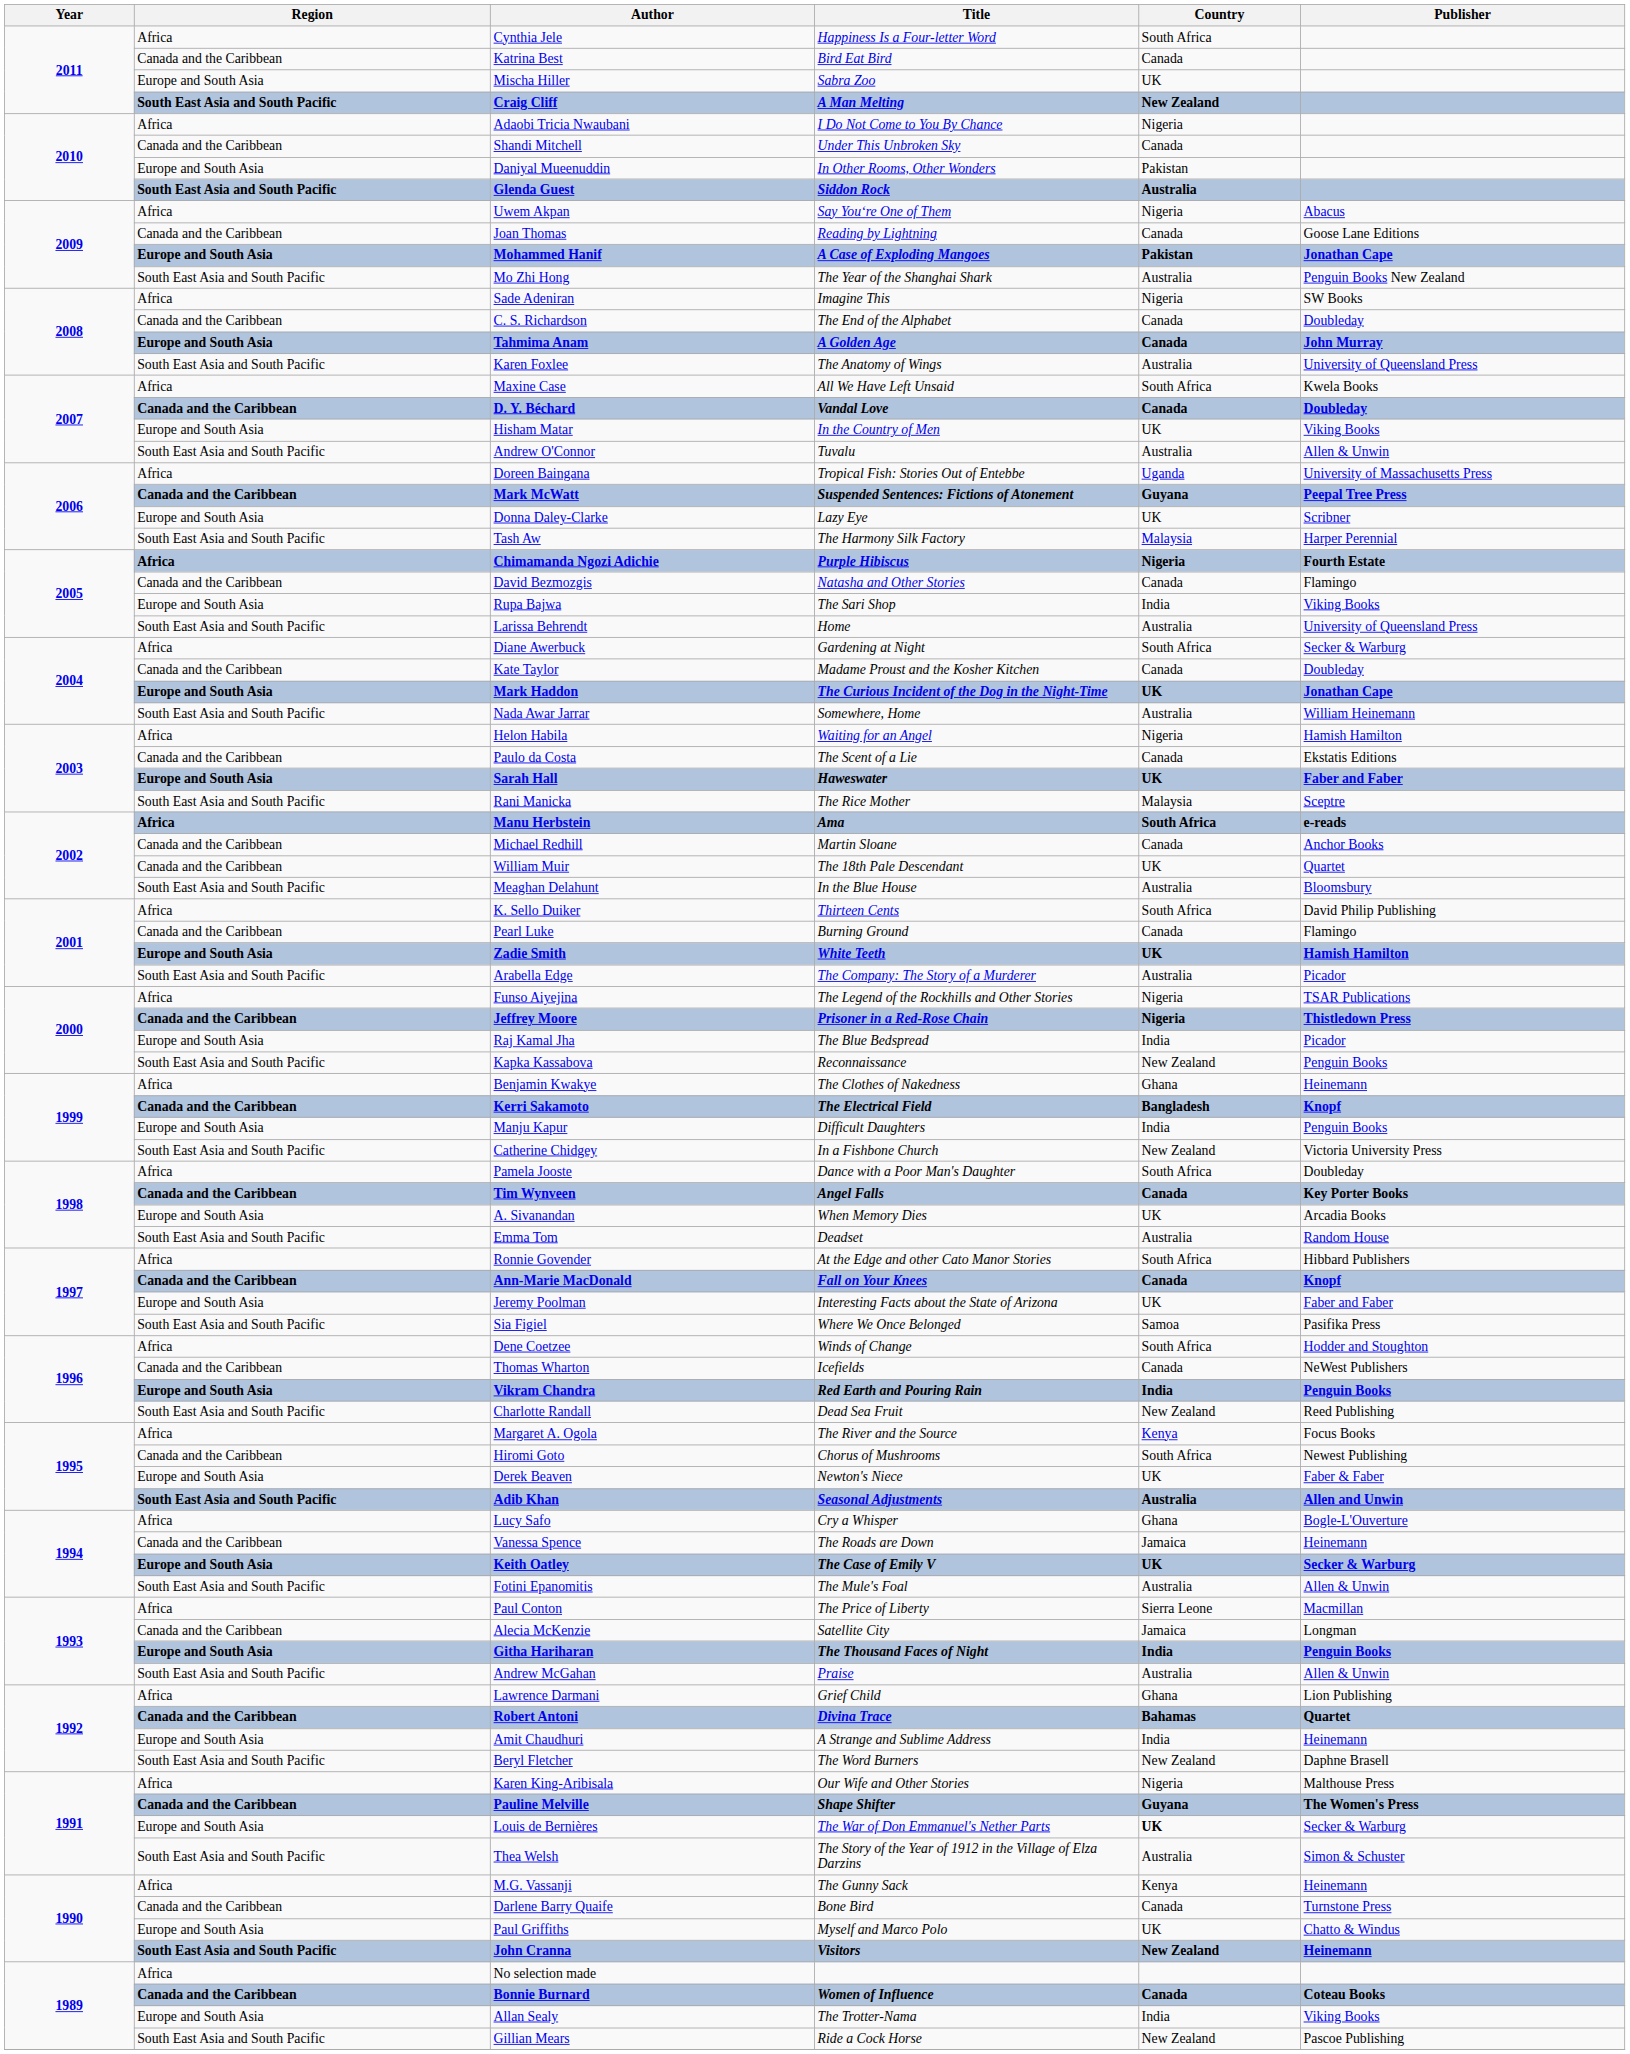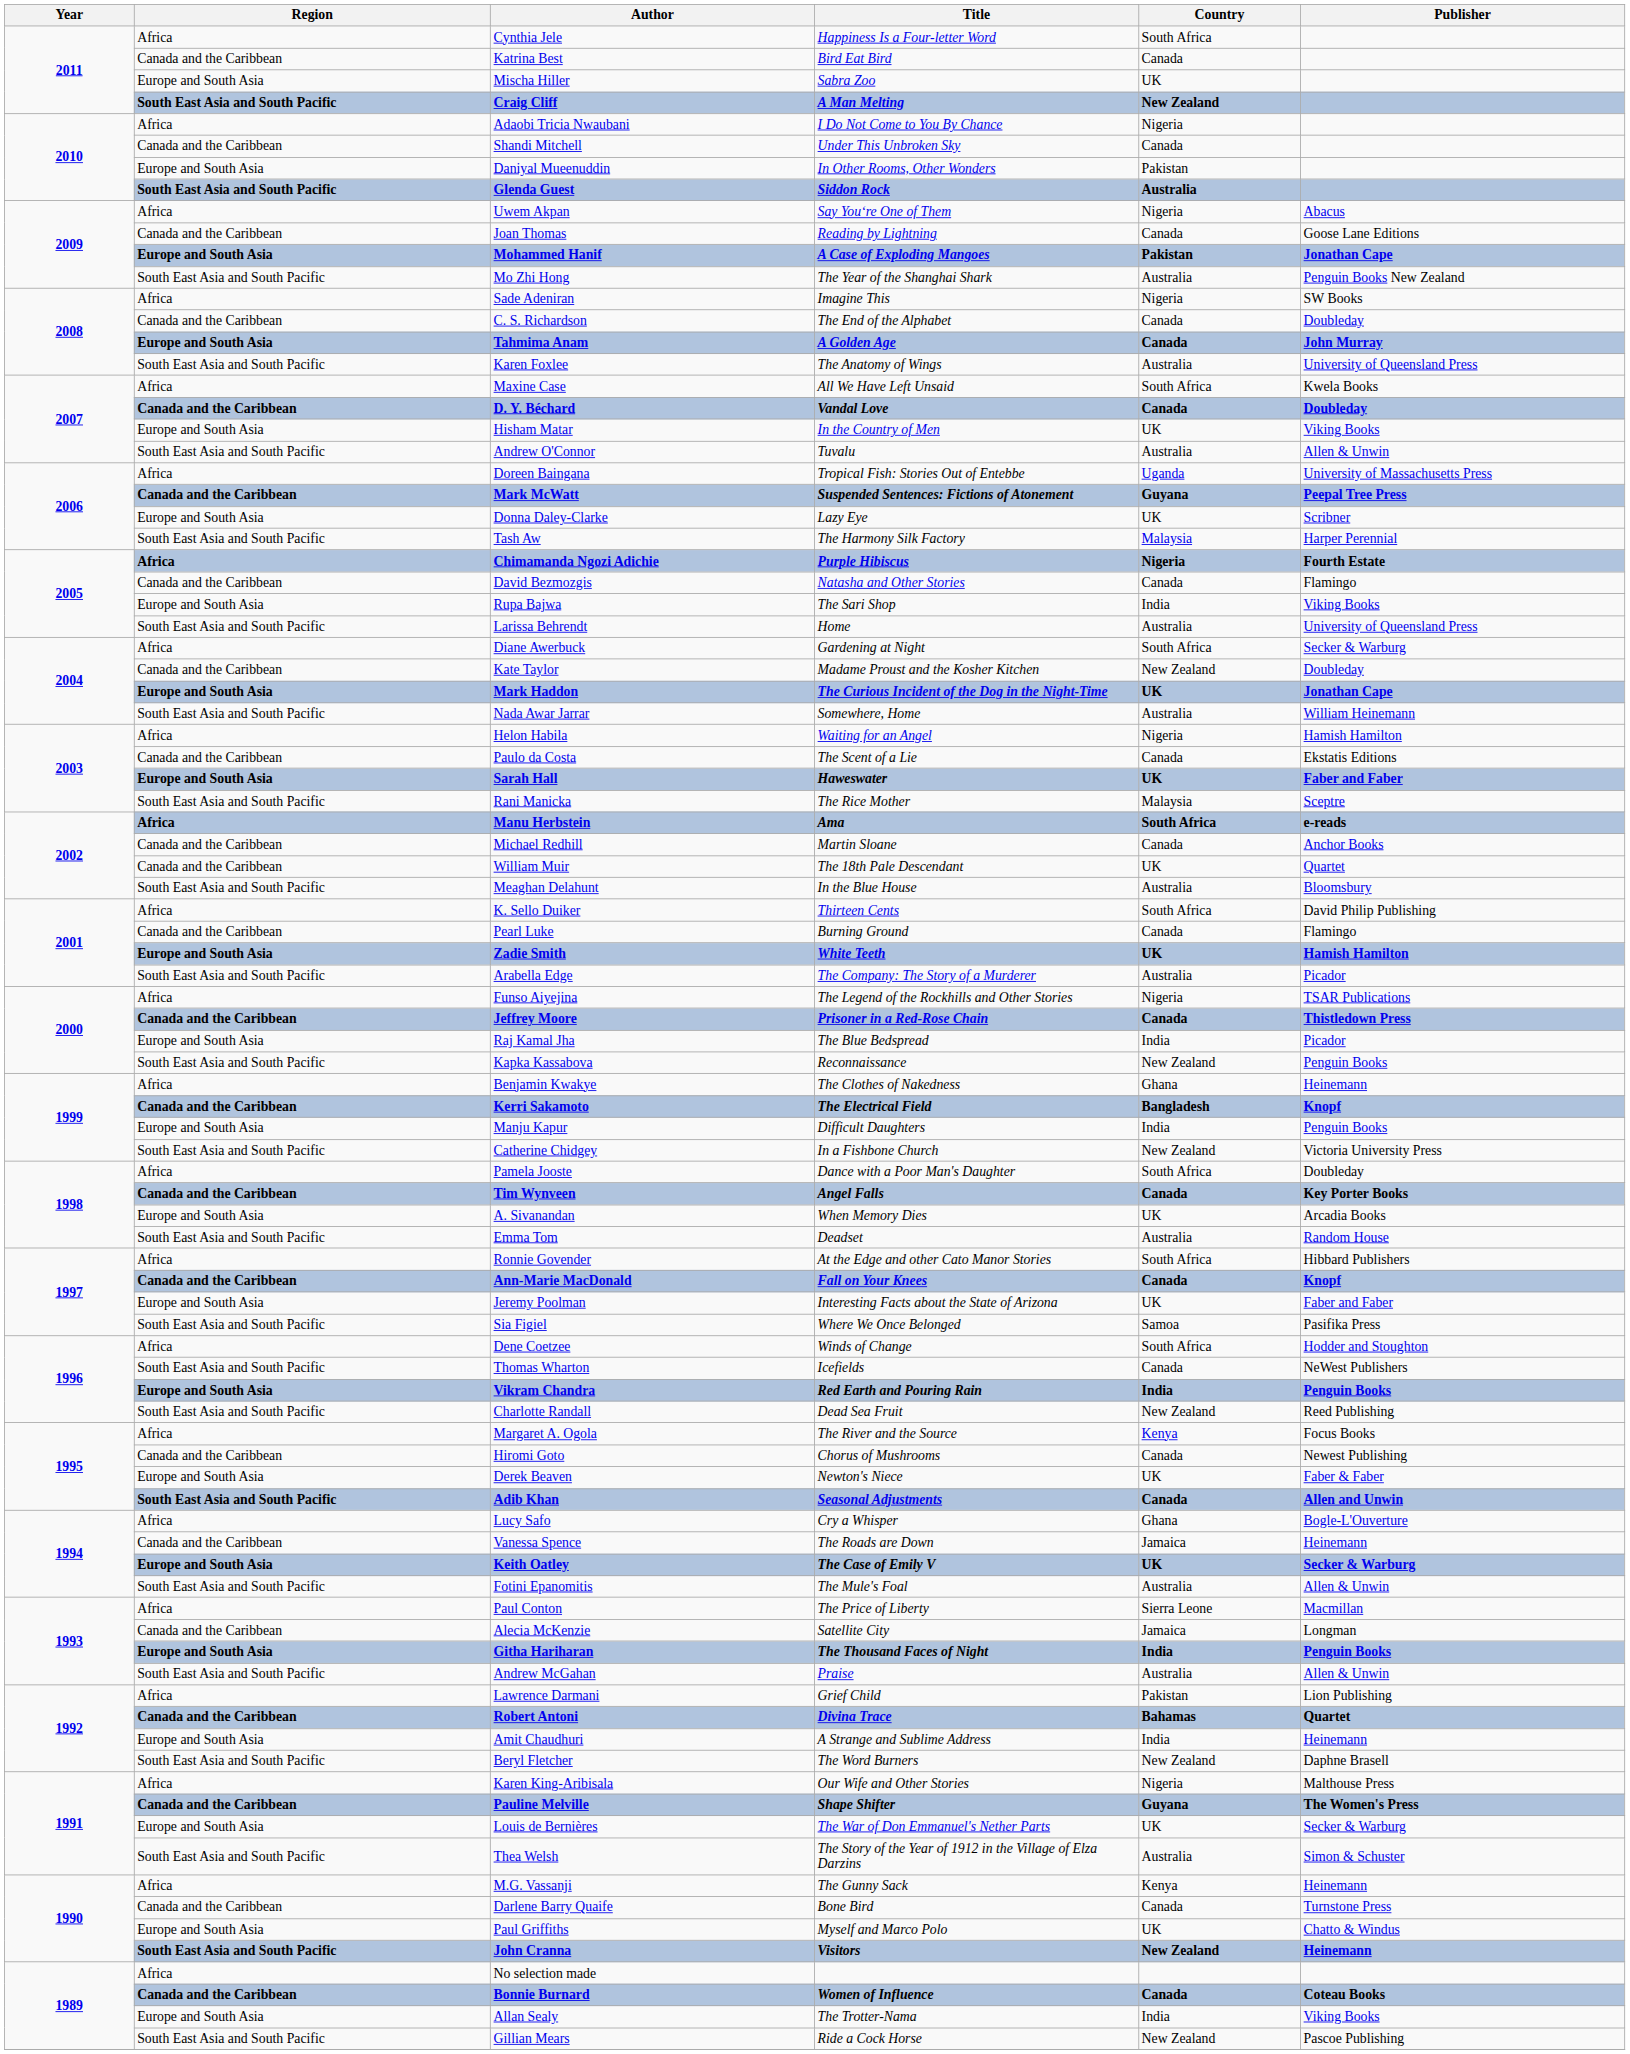(1162, 670) Canada -> (1178, 670) New Zealand
(1163, 1019) Nigeria -> (1165, 1019) Canada
(210, 1368) Canada and the Caribbean -> (231, 1368) South East Asia and South Pacific
(1177, 1455) South Africa -> (1162, 1455) Canada
(1169, 1499) Australia -> (1165, 1499) Canada
(1160, 1695) Ghana -> (1165, 1695) Pakistan
(1152, 1826) bold -> (1152, 1826) normal
